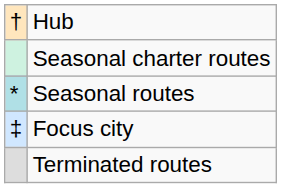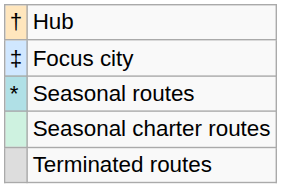rows swapped: (83, 128) <-> (152, 57)
